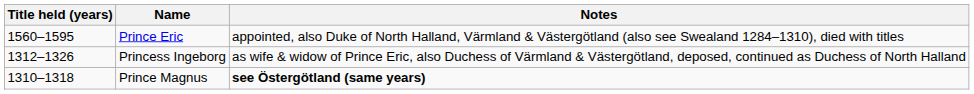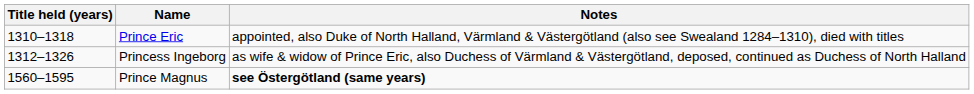(41, 36) 1560–1595 -> (41, 36) 1310–1318
(41, 78) 1310–1318 -> (41, 78) 1560–1595
